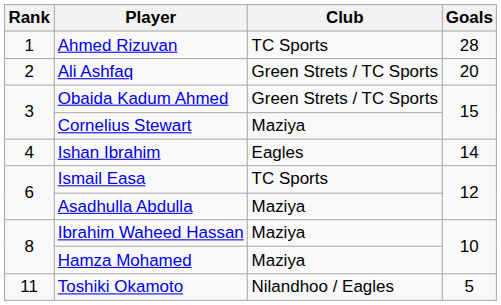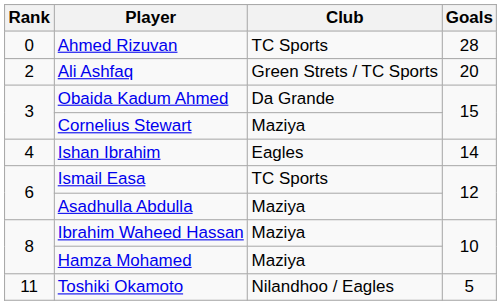(29, 44) 1 -> (29, 44) 0
(345, 98) Green Strets / TC Sports -> (293, 98) Da Grande
